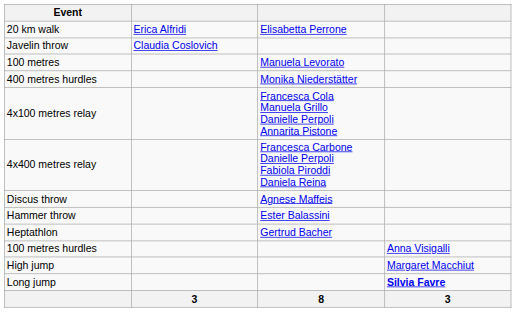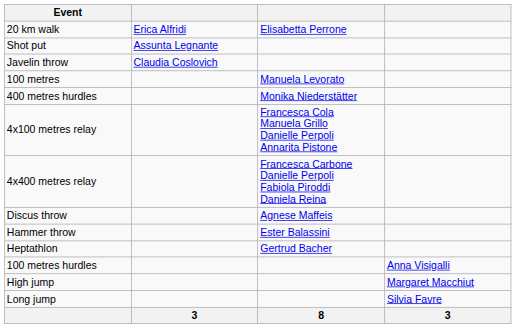+ row: (26, 46)
(416, 282) bold -> (414, 299) normal
